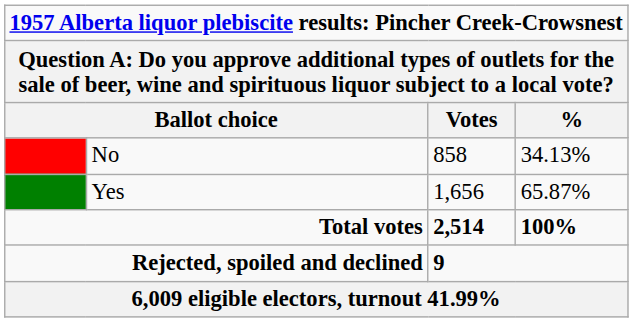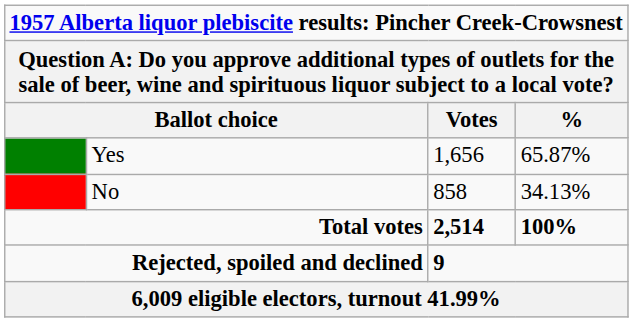rows swapped: (108, 191) <-> (105, 155)
